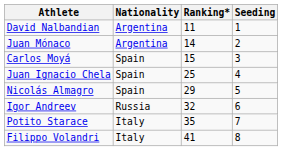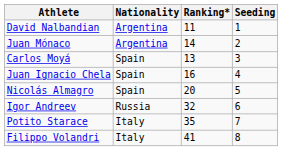(190, 59) 15 -> (190, 59) 13
(190, 75) 25 -> (190, 75) 16
(190, 91) 29 -> (190, 91) 20
